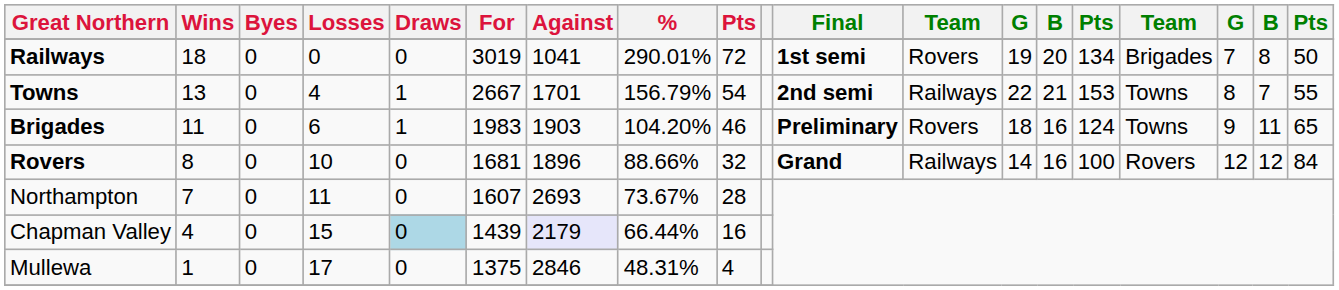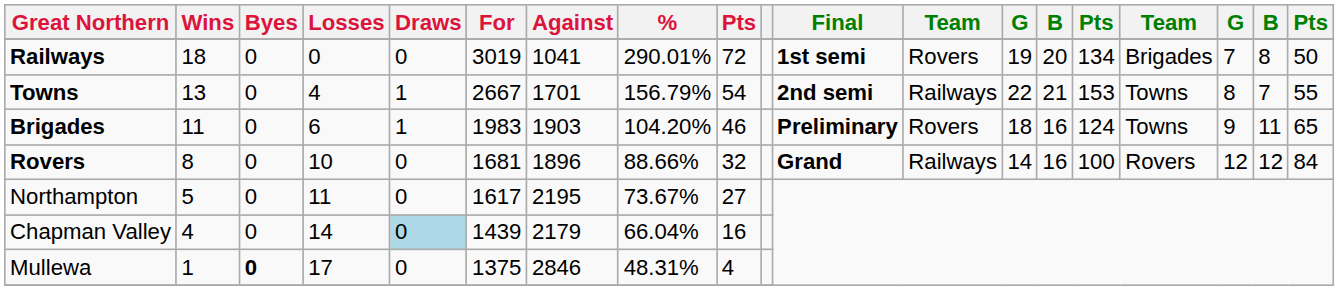(188, 197) 7 -> (188, 197) 5
(497, 197) 1607 -> (497, 197) 1617
(557, 197) 2693 -> (557, 197) 2195
(734, 197) 28 -> (734, 197) 27
(321, 232) 15 -> (321, 232) 14
(557, 232) lavender background -> (557, 232) no background
(661, 232) 66.44% -> (661, 232) 66.04%
(251, 266) normal -> (251, 266) bold
